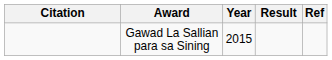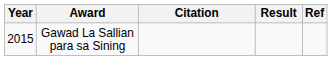columns swapped: (239, 13) <-> (63, 13)
